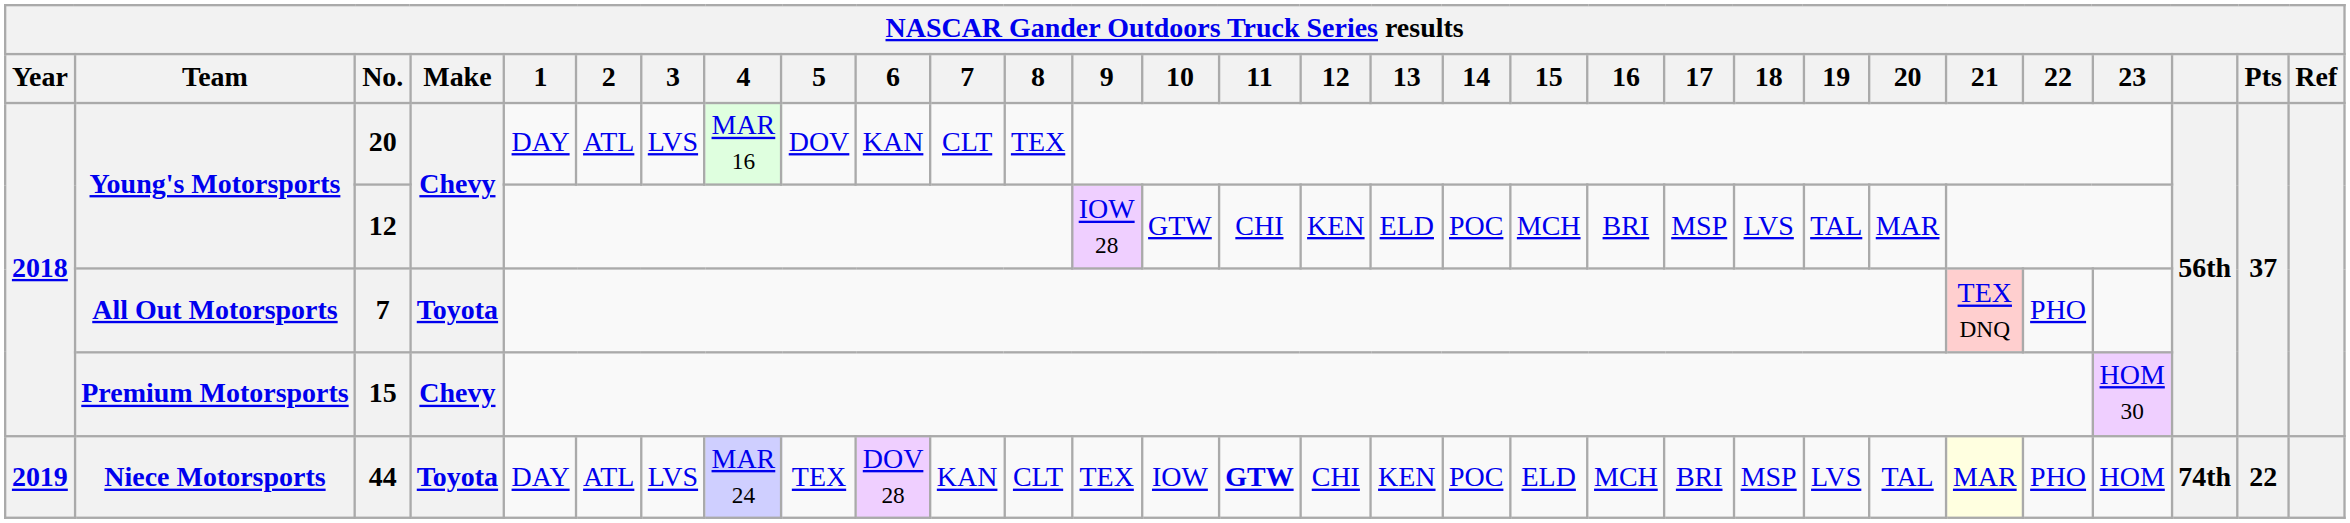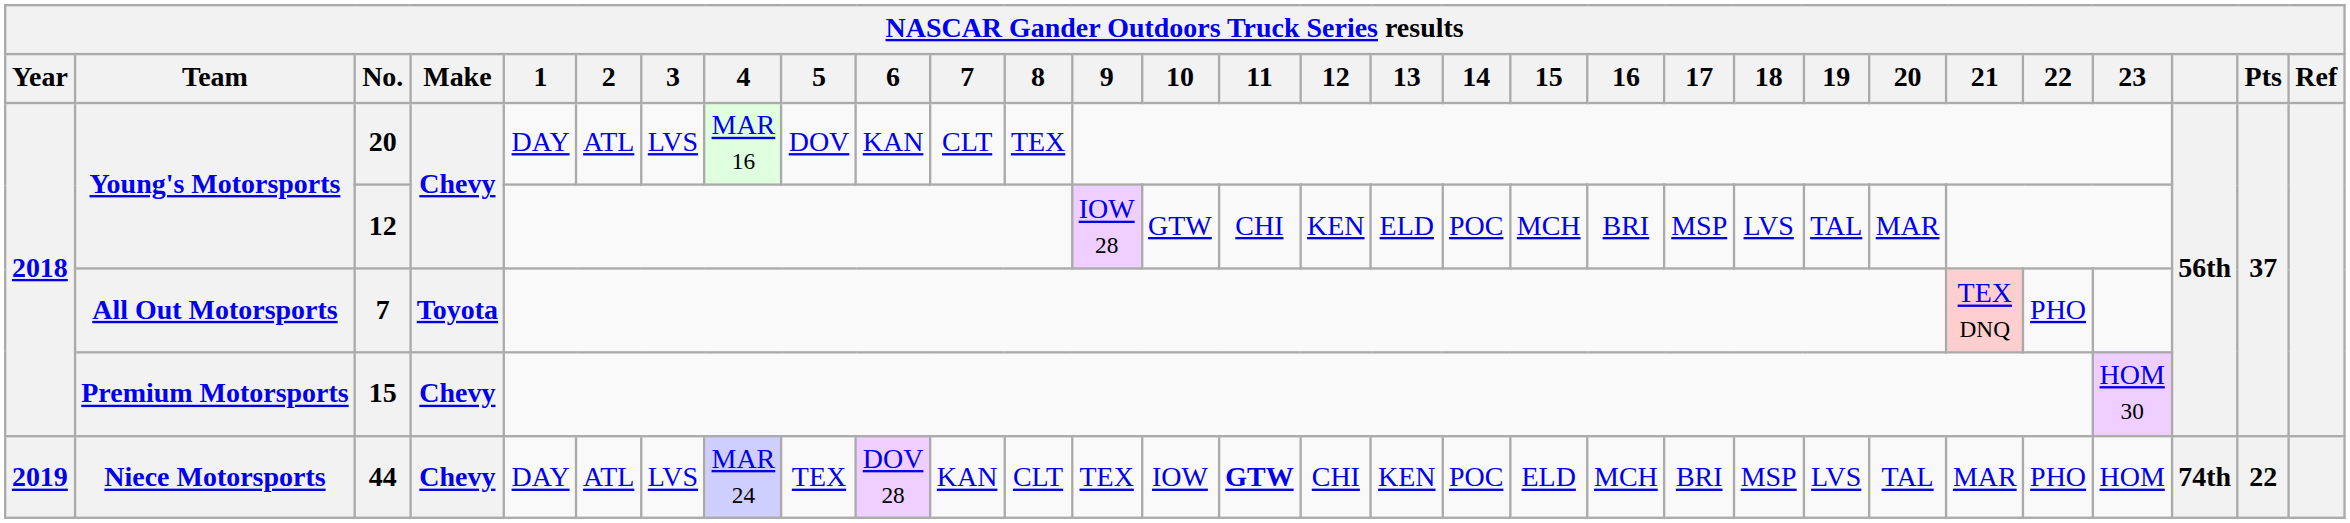(457, 476) Toyota -> (457, 476) Chevy
(1985, 476) lightyellow background -> (1985, 476) no background
